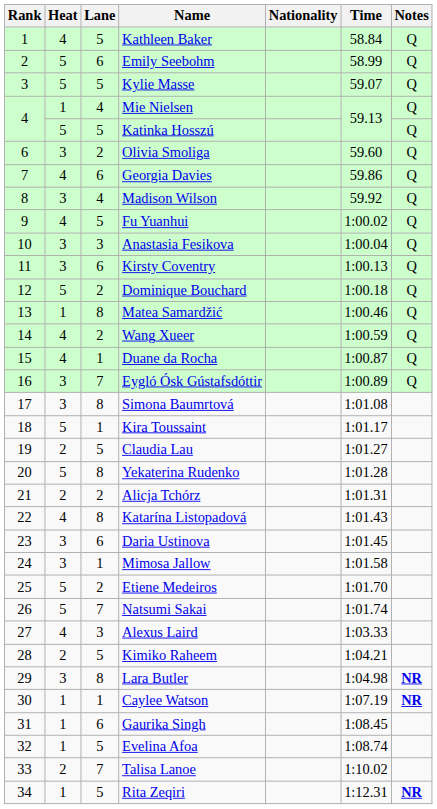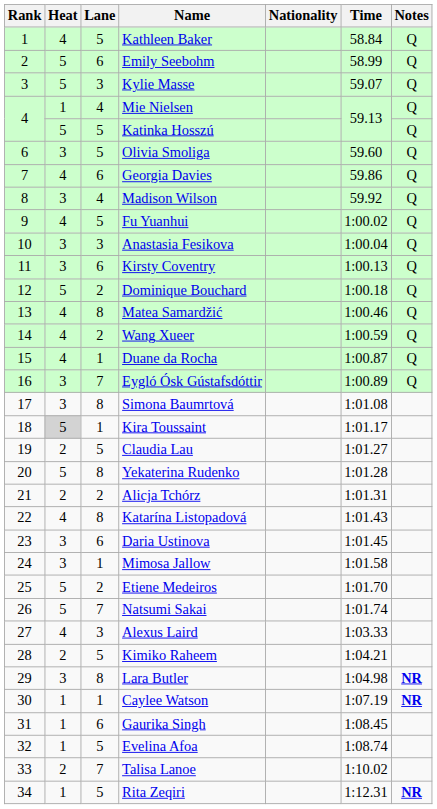(100, 84) 5 -> (100, 84) 3
(100, 152) 2 -> (100, 152) 5
(63, 312) 1 -> (63, 312) 4
(63, 426) no background -> (63, 426) lightgrey background
